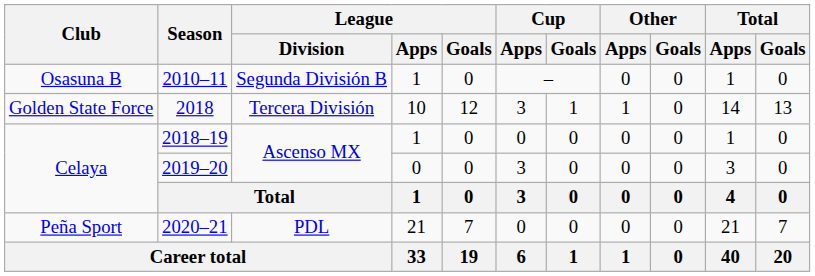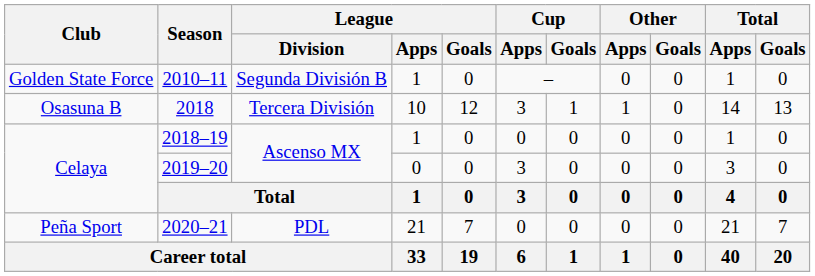(81, 78) Osasuna B -> (81, 78) Golden State Force
(81, 108) Golden State Force -> (81, 108) Osasuna B
